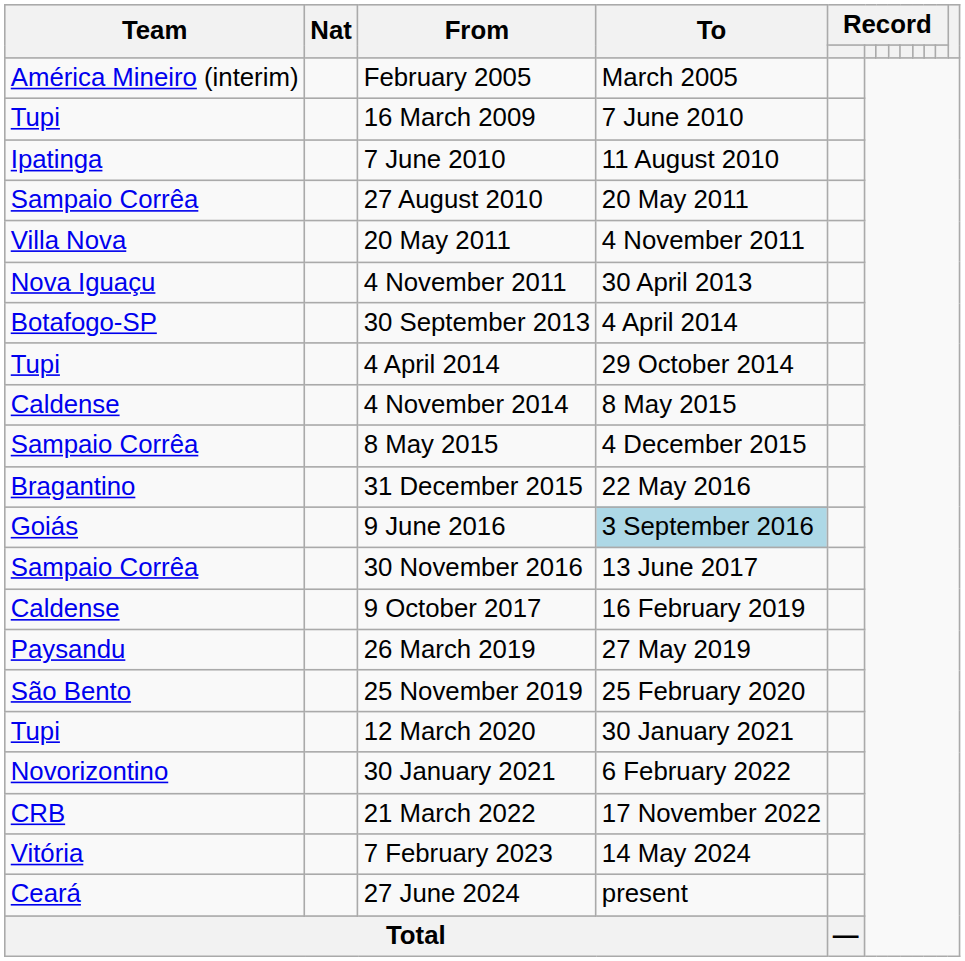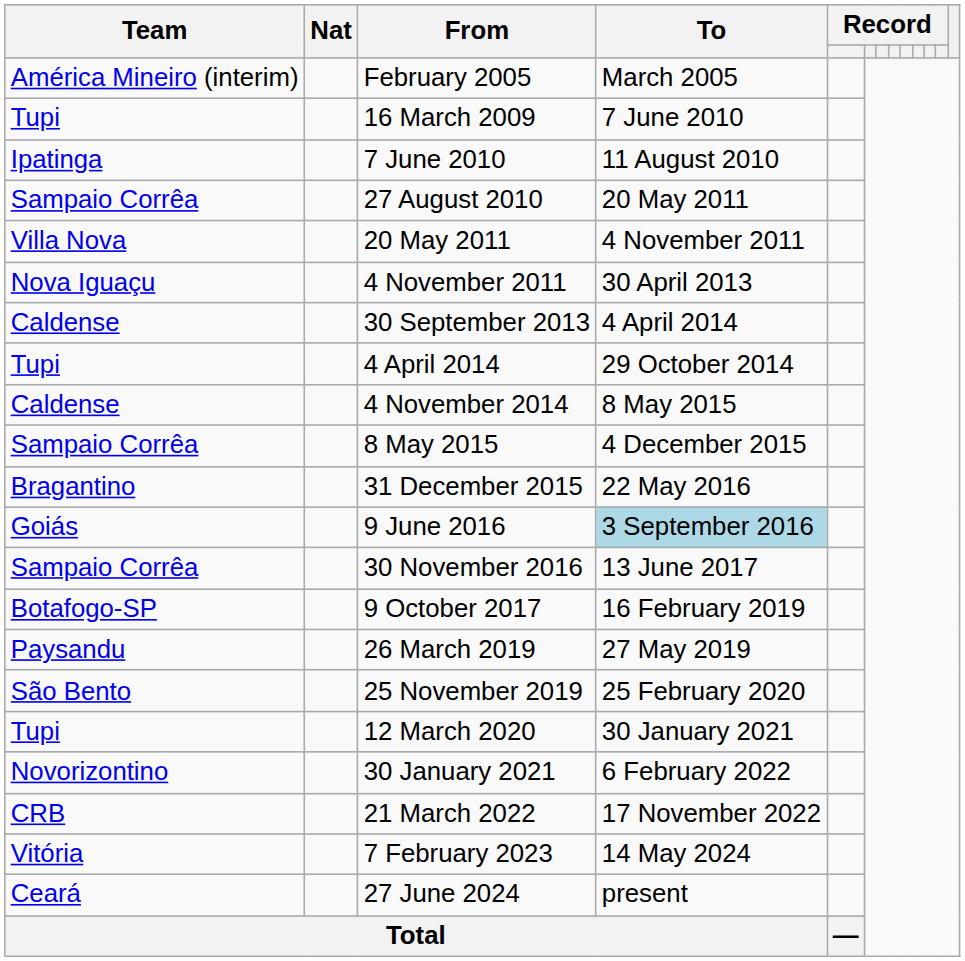(84, 322) Botafogo-SP -> (65, 322) Caldense
(65, 608) Caldense -> (84, 608) Botafogo-SP
